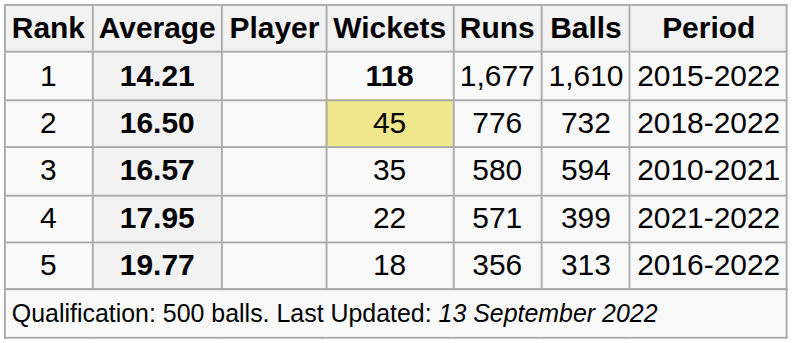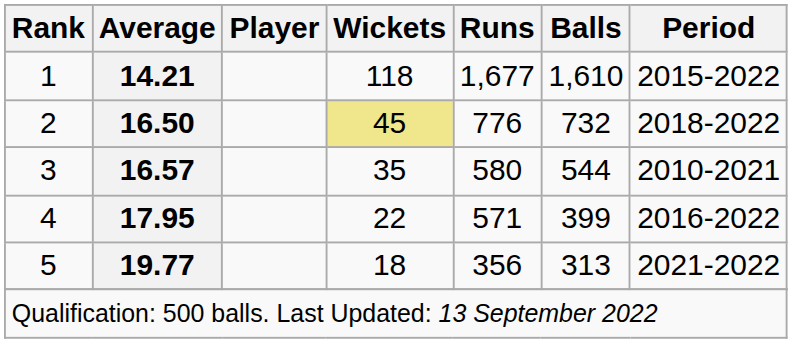(390, 75) bold -> (390, 75) normal
(586, 170) 594 -> (586, 170) 544
(709, 218) 2021-2022 -> (709, 218) 2016-2022
(709, 265) 2016-2022 -> (709, 265) 2021-2022
